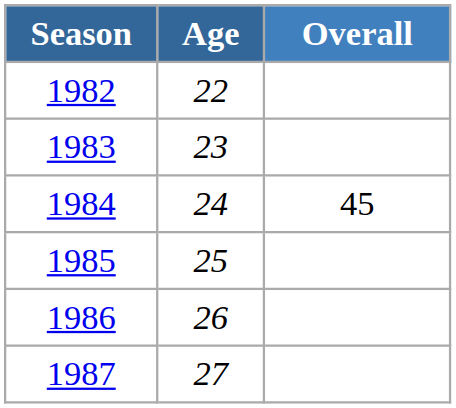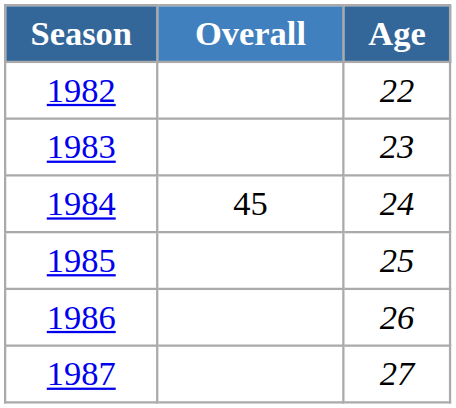columns swapped: (211, 33) <-> (357, 33)
